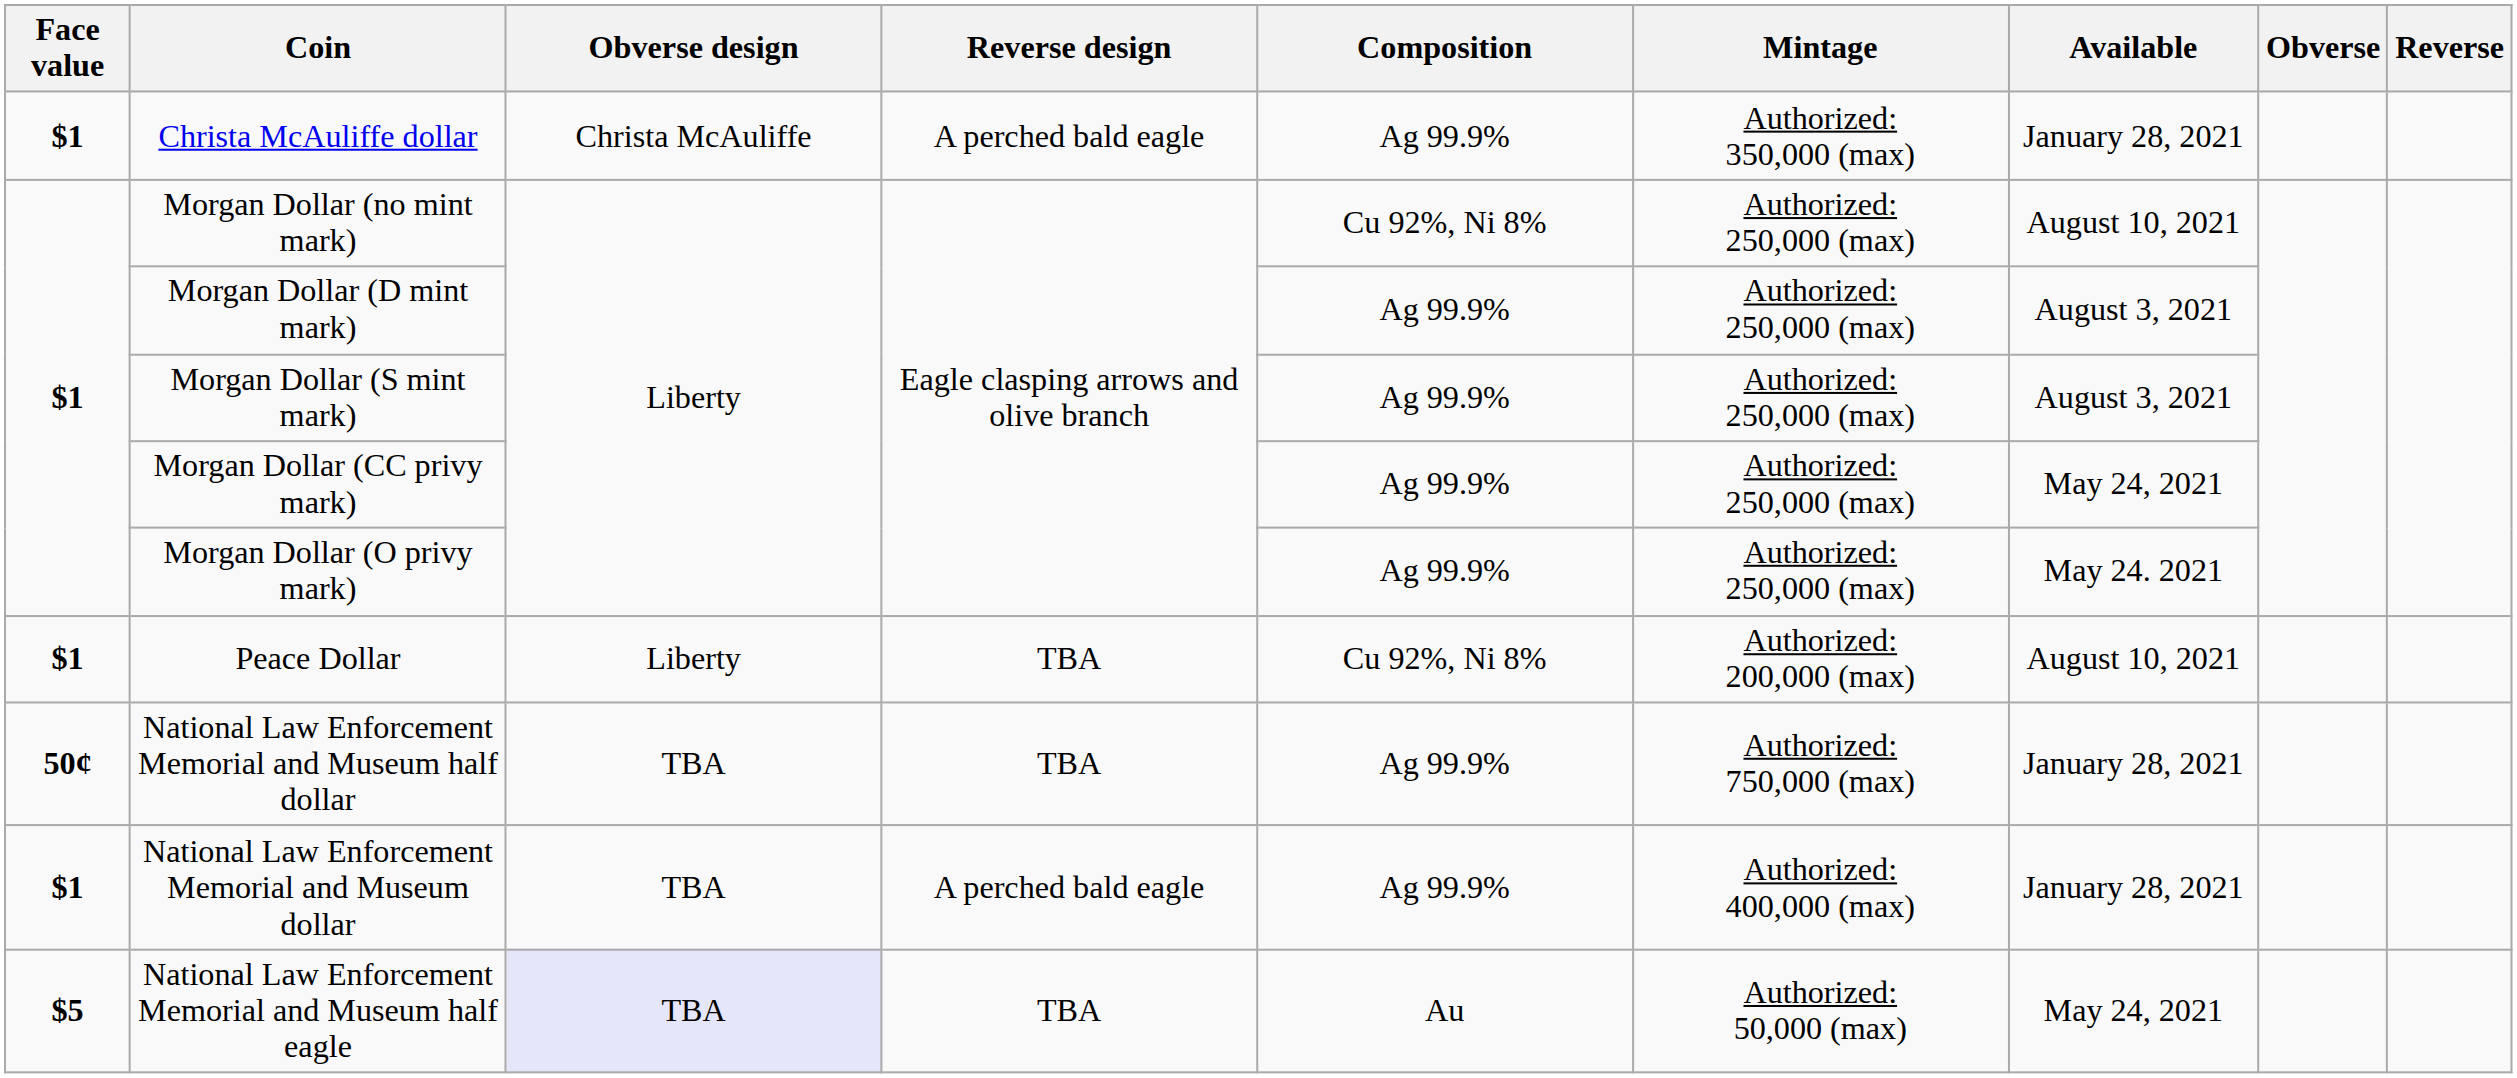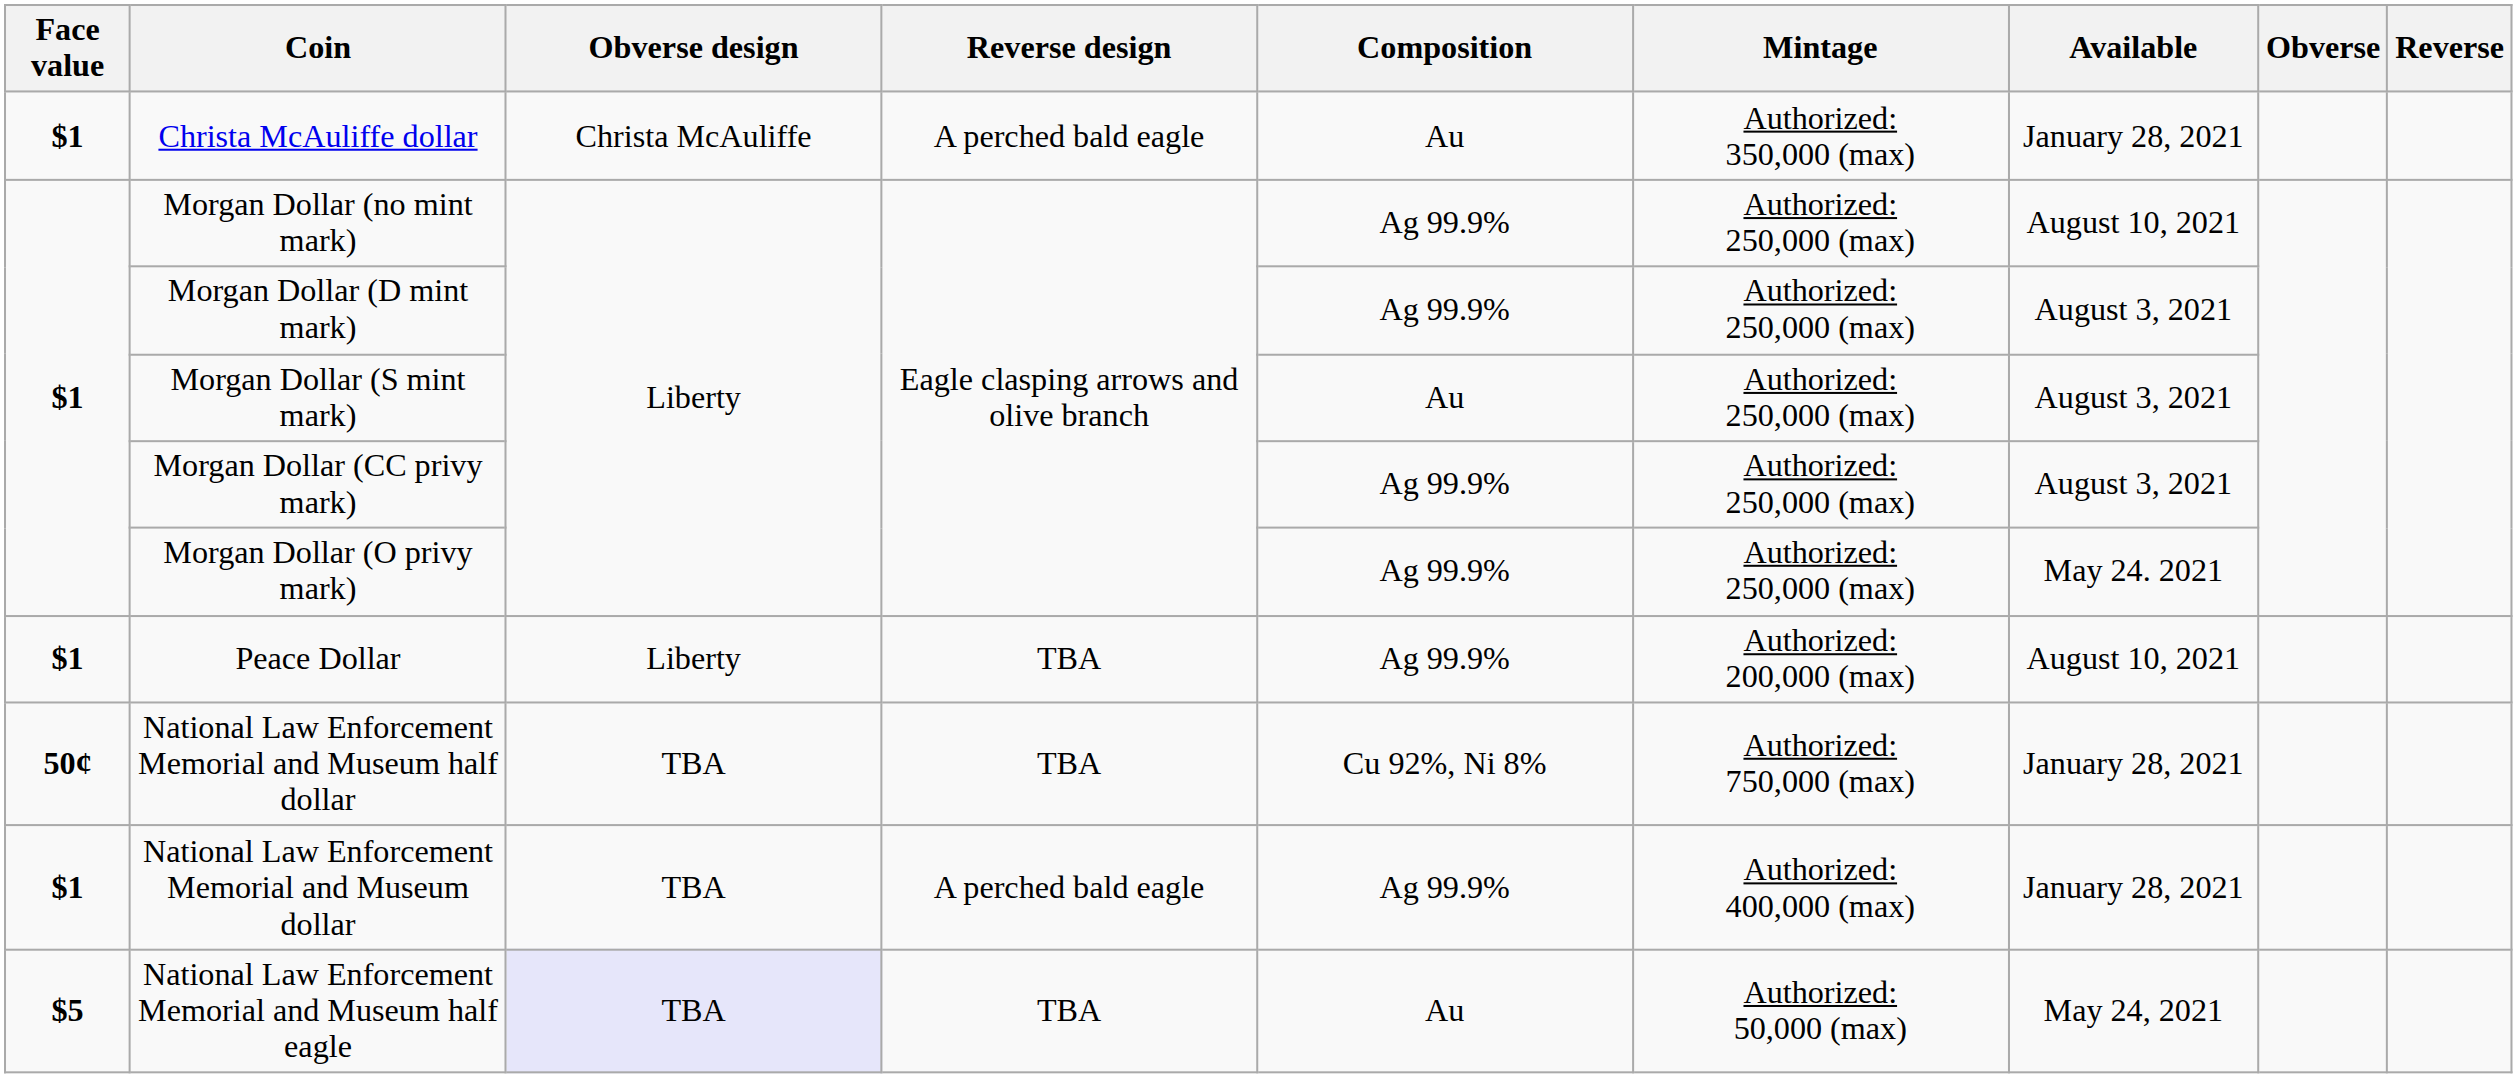(1445, 135) Ag 99.9% -> (1445, 135) Au
(1445, 222) Cu 92%, Ni 8% -> (1445, 222) Ag 99.9%
(1445, 396) Ag 99.9% -> (1445, 396) Au
(2133, 484) May 24, 2021 -> (2133, 484) August 3, 2021
(1445, 658) Cu 92%, Ni 8% -> (1445, 658) Ag 99.9%
(1445, 763) Ag 99.9% -> (1445, 763) Cu 92%, Ni 8%
